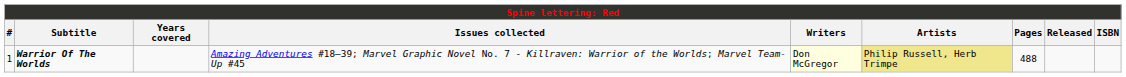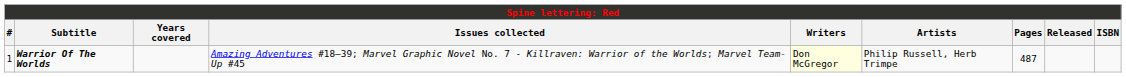(920, 59) khaki background -> (920, 59) no background
(1028, 59) 488 -> (1028, 59) 487
